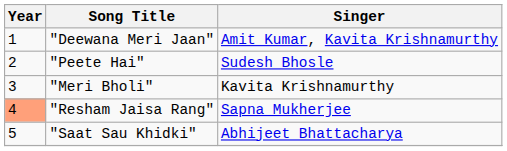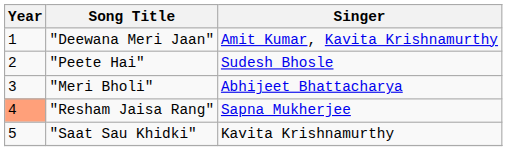(308, 87) Kavita Krishnamurthy -> (312, 87) Abhijeet Bhattacharya
(312, 134) Abhijeet Bhattacharya -> (308, 134) Kavita Krishnamurthy
